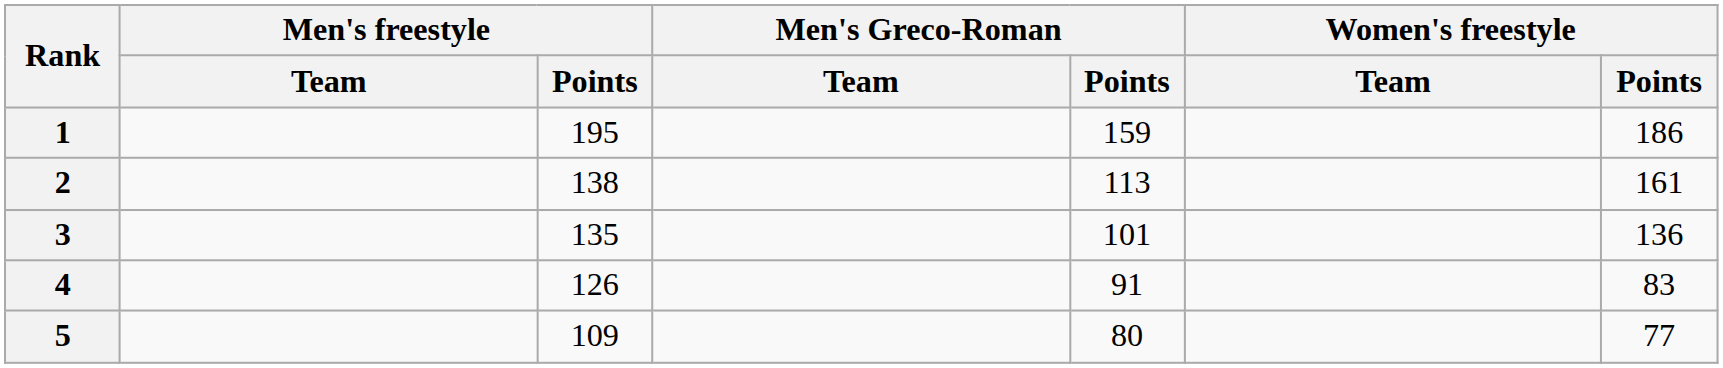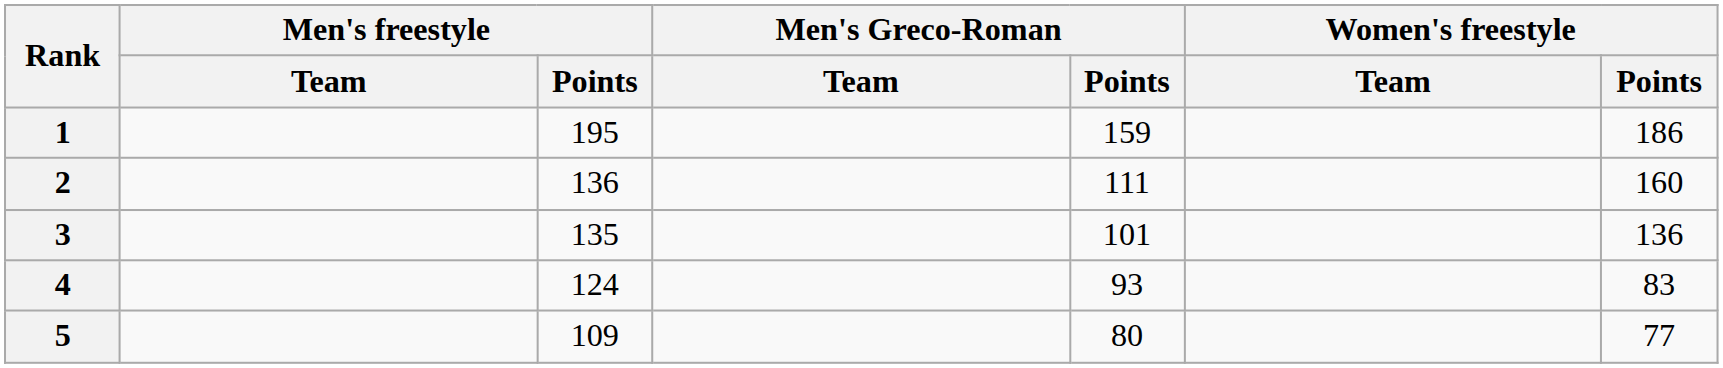(595, 183) 138 -> (595, 183) 136
(1127, 183) 113 -> (1127, 183) 111
(1659, 183) 161 -> (1659, 183) 160
(595, 285) 126 -> (595, 285) 124
(1127, 285) 91 -> (1127, 285) 93
